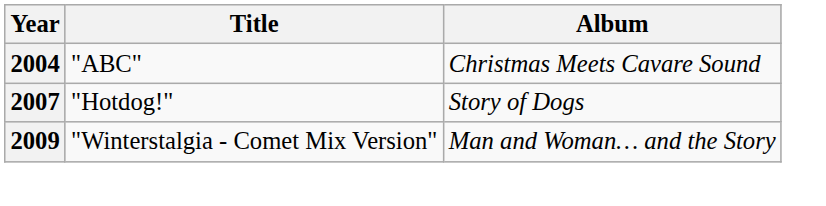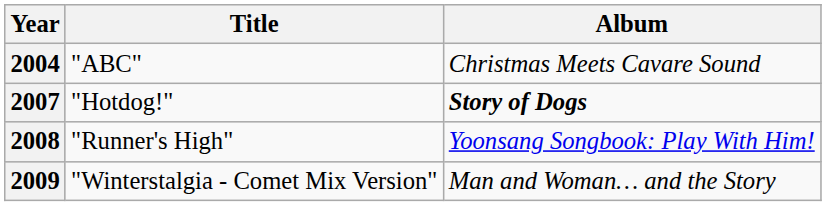(517, 102) normal -> (518, 102) bold
+ row: (35, 141)
